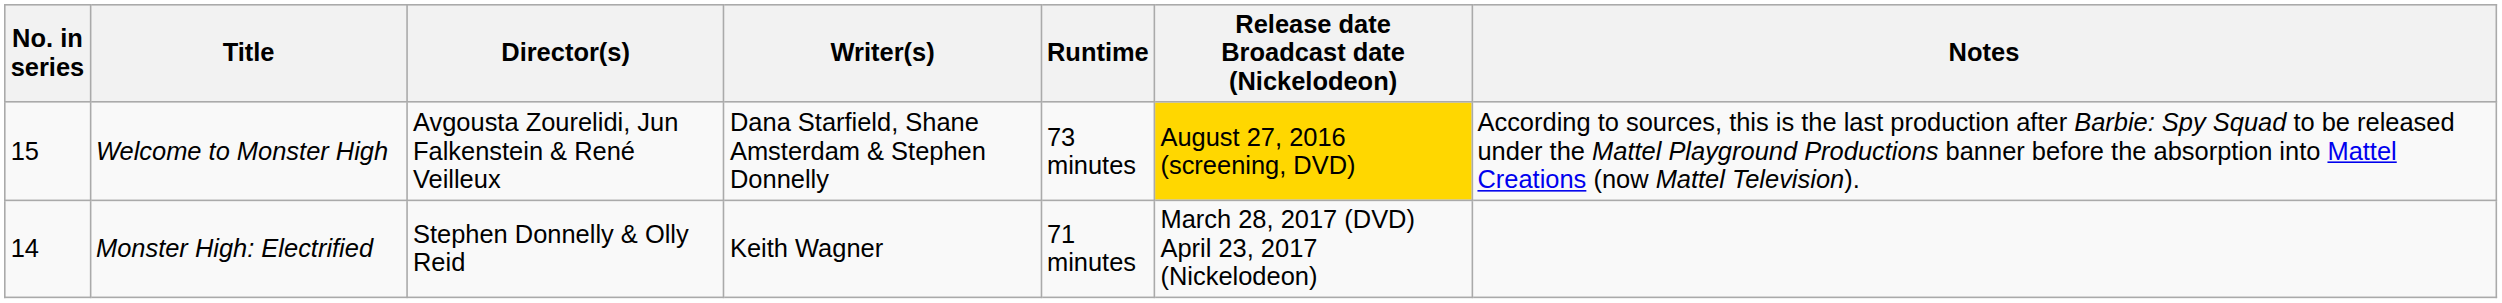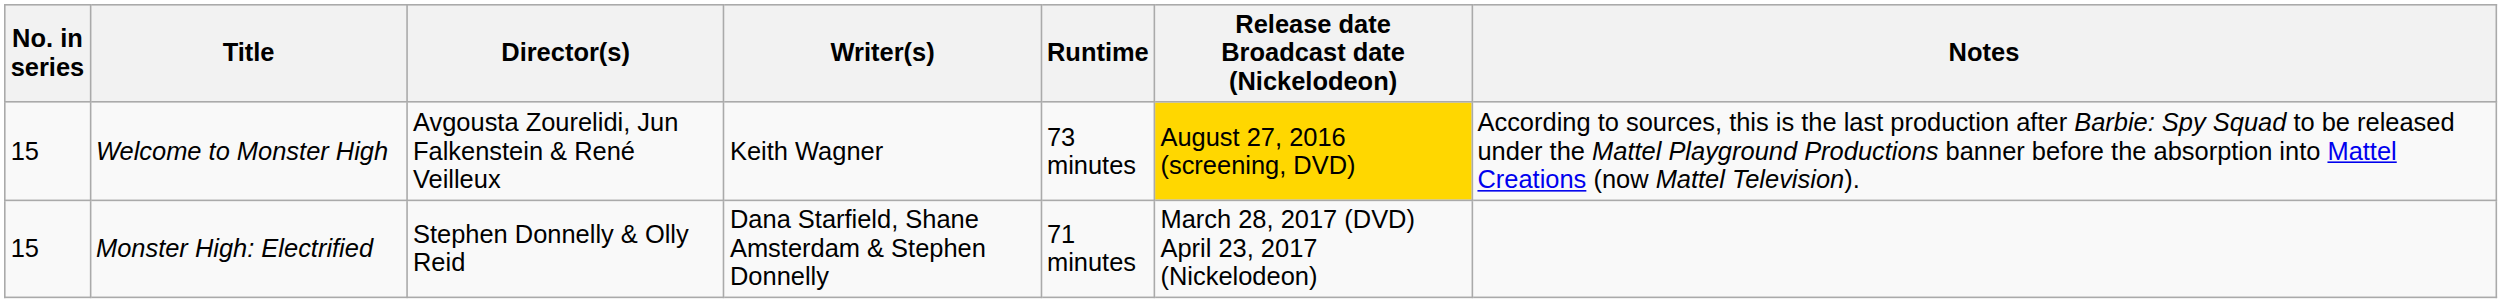(858, 150) Dana Starfield, Shane Amsterdam & Stephen Donnelly -> (807, 150) Keith Wagner
(25, 248) 14 -> (25, 248) 15
(807, 248) Keith Wagner -> (858, 248) Dana Starfield, Shane Amsterdam & Stephen Donnelly
